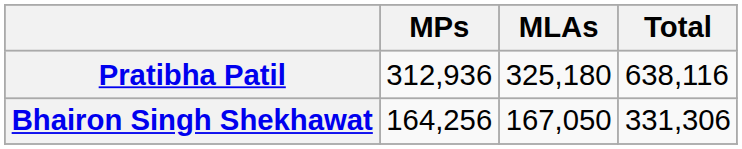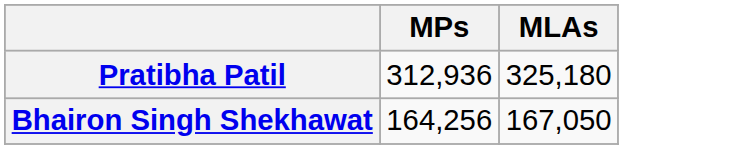- column: (678, 27)
